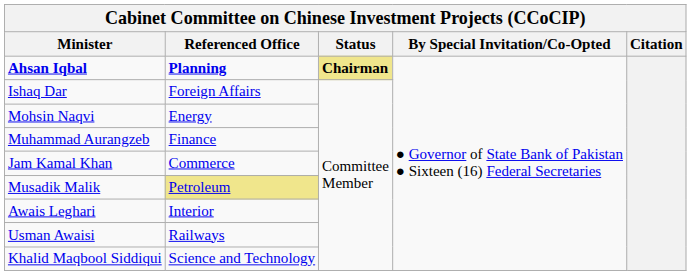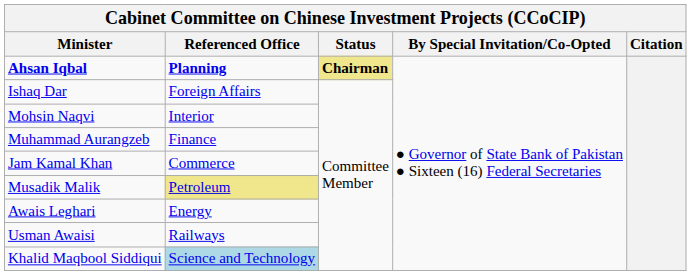(190, 115) Energy -> (191, 115) Interior
(191, 211) Interior -> (190, 211) Energy
(242, 258) no background -> (242, 258) lightblue background
